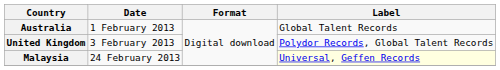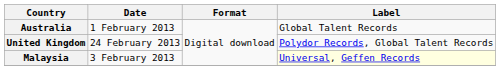(132, 42) 3 February 2013 -> (135, 42) 24 February 2013
(135, 58) 24 February 2013 -> (132, 58) 3 February 2013
